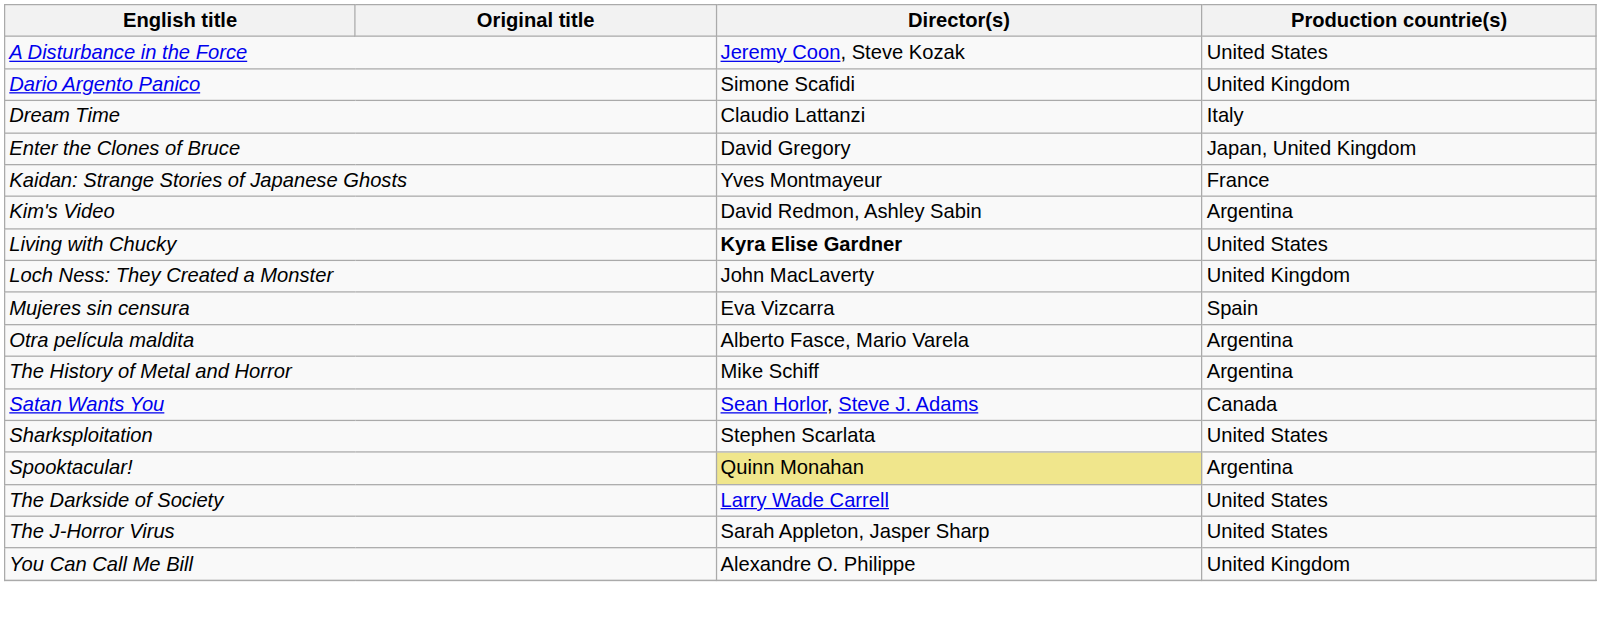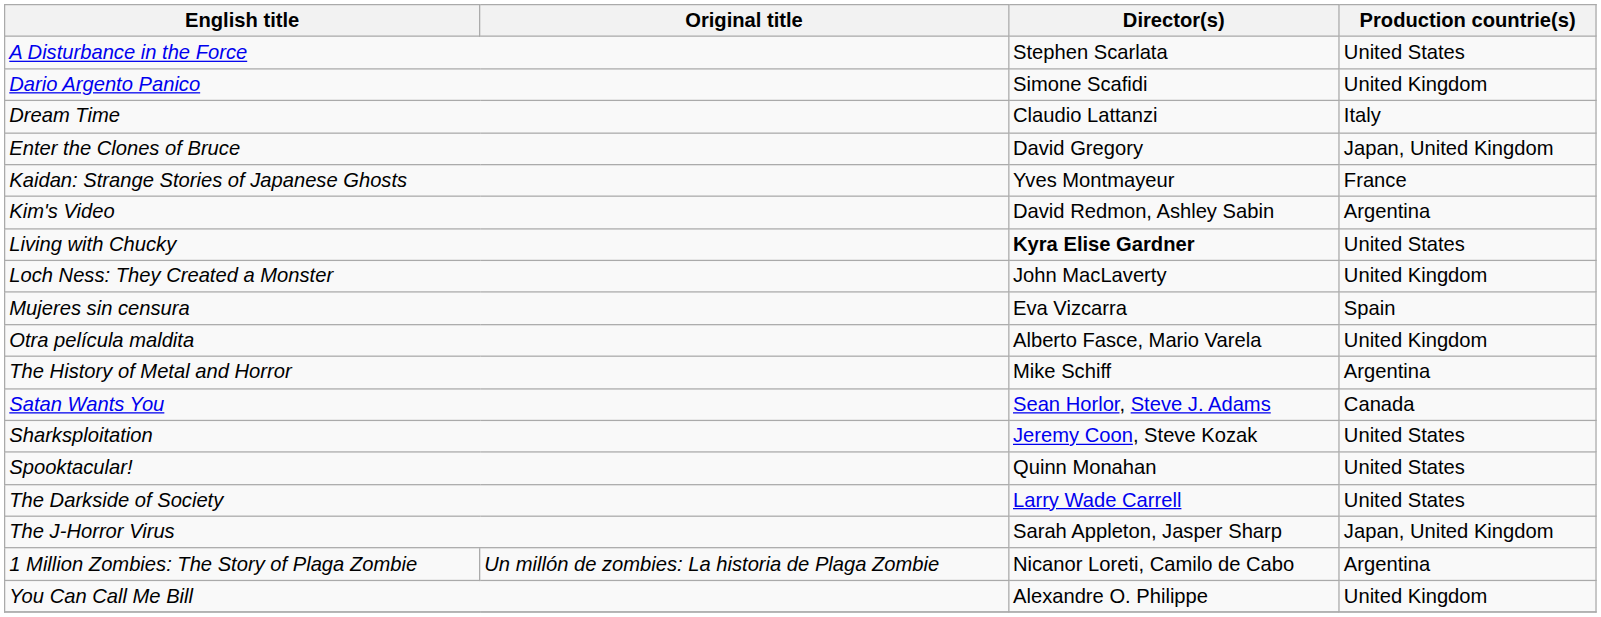(843, 52) Jeremy Coon, Steve Kozak -> (1090, 52) Stephen Scarlata
(1250, 340) Argentina -> (1416, 340) United Kingdom
(798, 436) Stephen Scarlata -> (1135, 436) Jeremy Coon, Steve Kozak
(792, 468) khaki background -> (1085, 468) no background
(1250, 468) Argentina -> (1404, 468) United States
(1267, 532) United States -> (1449, 532) Japan, United Kingdom
+ row: (213, 564)
